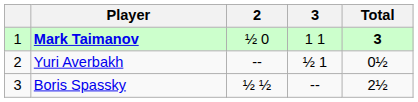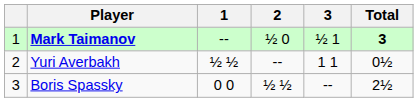+ column: (224, 16)
(315, 39) 1 1 -> (328, 39) ½ 1
(315, 62) ½ 1 -> (328, 62) 1 1
